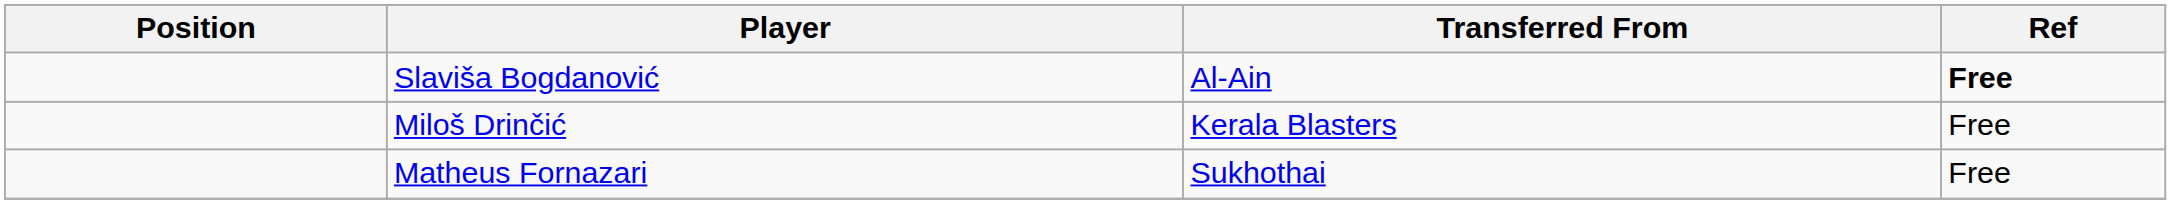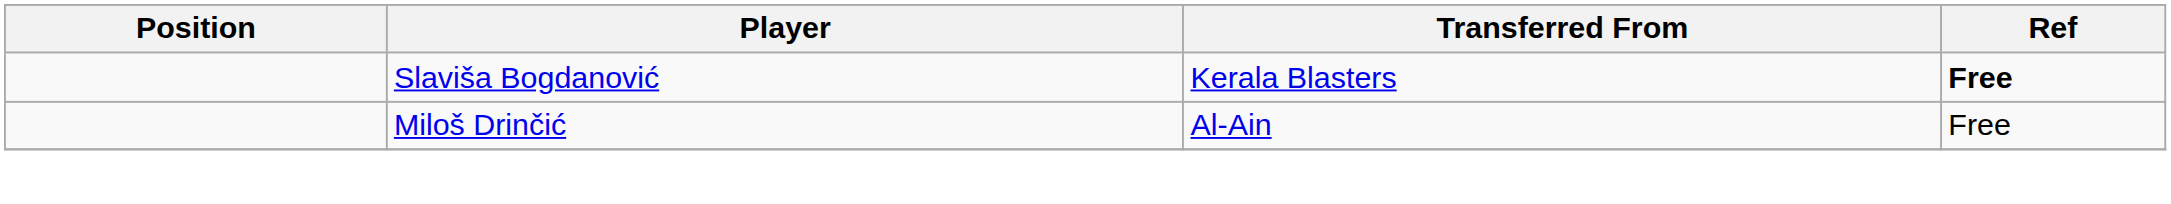(1231, 76) Al-Ain -> (1294, 76) Kerala Blasters
(1294, 125) Kerala Blasters -> (1231, 125) Al-Ain
- row: (521, 173)
